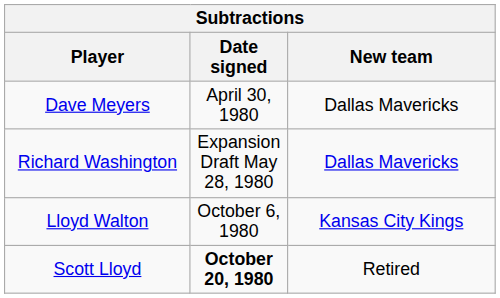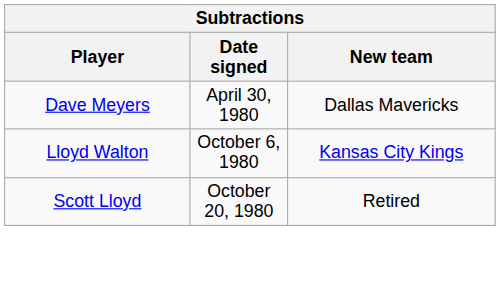- row: (97, 163)
(239, 269) bold -> (239, 201) normal
